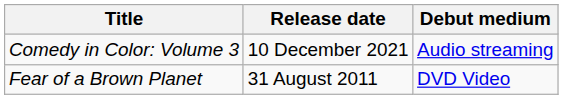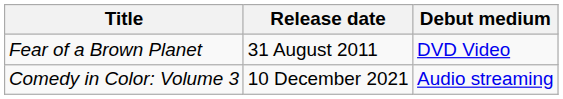rows swapped: (105, 79) <-> (124, 49)
